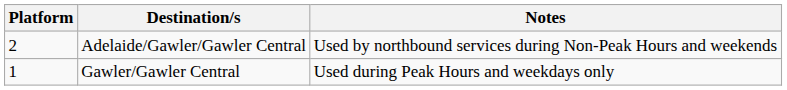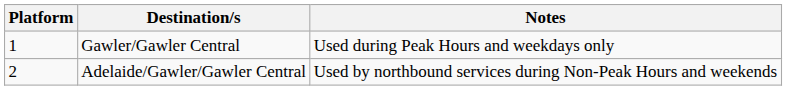rows swapped: (161, 71) <-> (194, 44)
